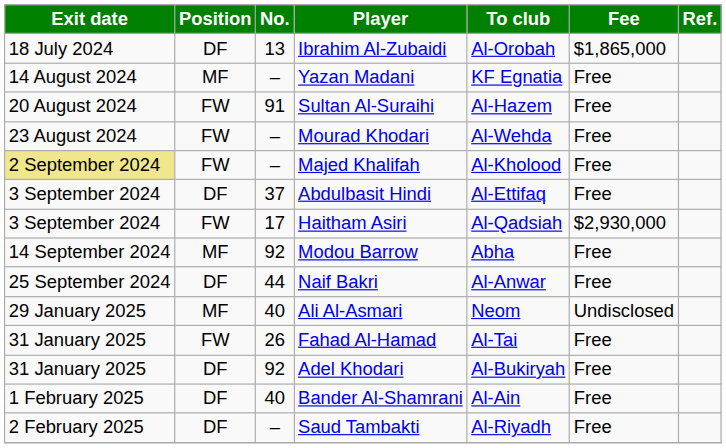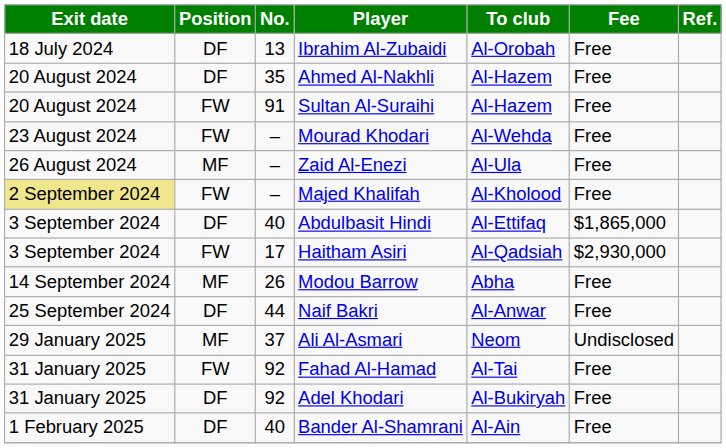(620, 48) $1,865,000 -> (593, 48) Free
- row: (356, 77)
+ row: (366, 77)
+ row: (352, 164)
(275, 194) 37 -> (275, 223) 40
(593, 194) Free -> (620, 223) $1,865,000
(275, 252) 92 -> (275, 281) 26
(275, 310) 40 -> (275, 340) 37
(275, 340) 26 -> (275, 369) 92
- row: (359, 427)
